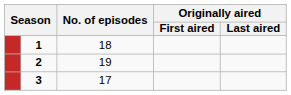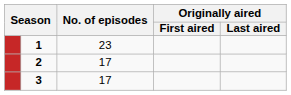(105, 45) 18 -> (105, 45) 23
(105, 63) 19 -> (105, 63) 17
